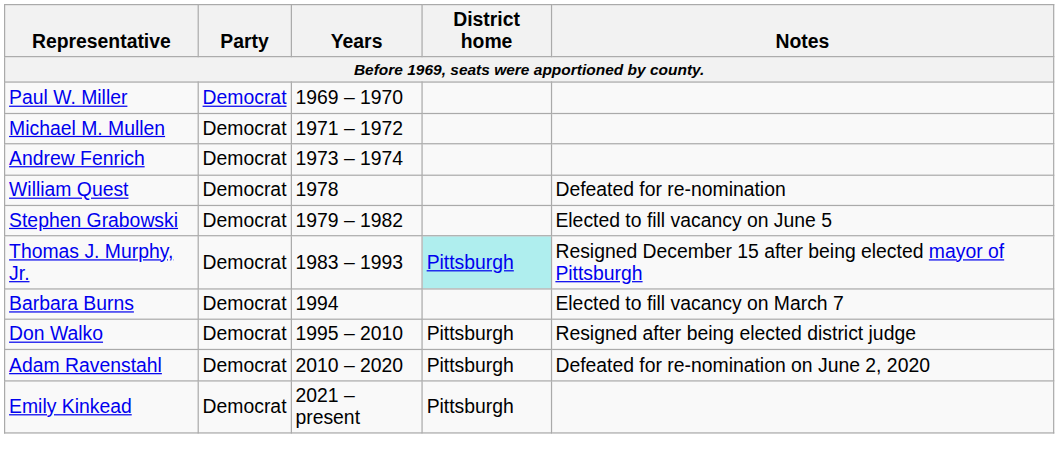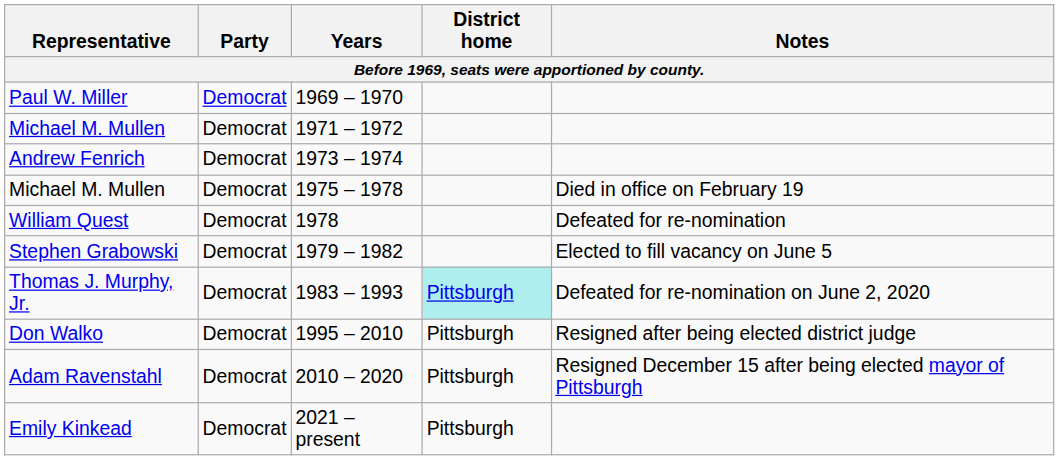+ row: (87, 189)
(780, 262) Resigned December 15 after being elected mayor of Pittsburgh -> (743, 292) Defeated for re-nomination on June 2, 2020
- row: (71, 303)
(743, 365) Defeated for re-nomination on June 2, 2020 -> (780, 376) Resigned December 15 after being elected mayor of Pittsburgh
